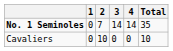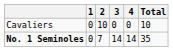rows swapped: (45, 25) <-> (30, 39)
